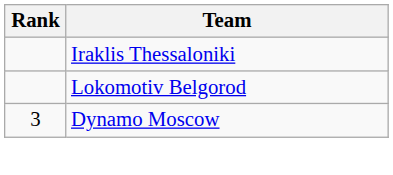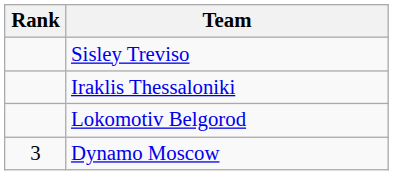+ row: (130, 53)
